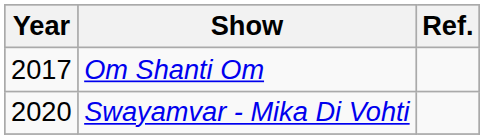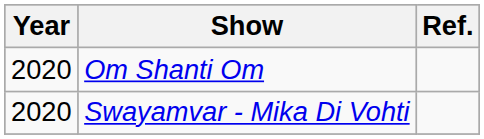(41, 69) 2017 -> (41, 69) 2020
